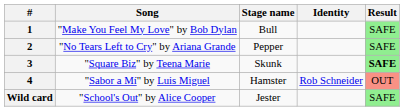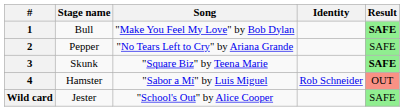columns swapped: (268, 13) <-> (147, 13)
(382, 30) normal -> (382, 30) bold
